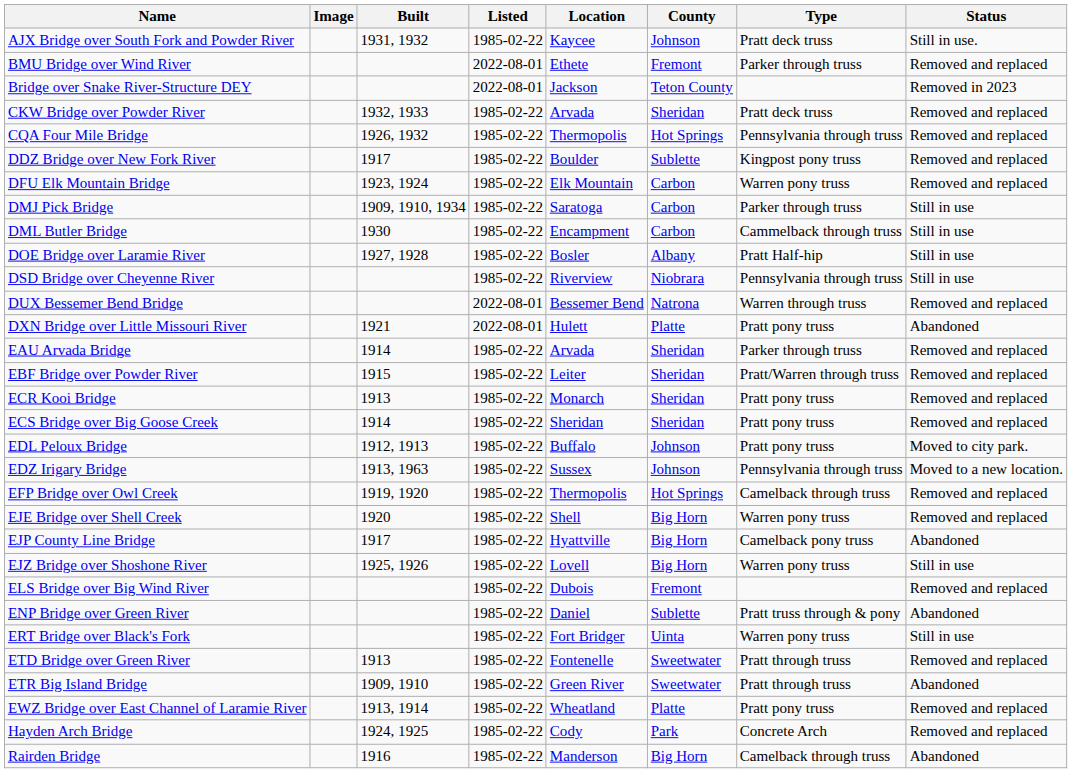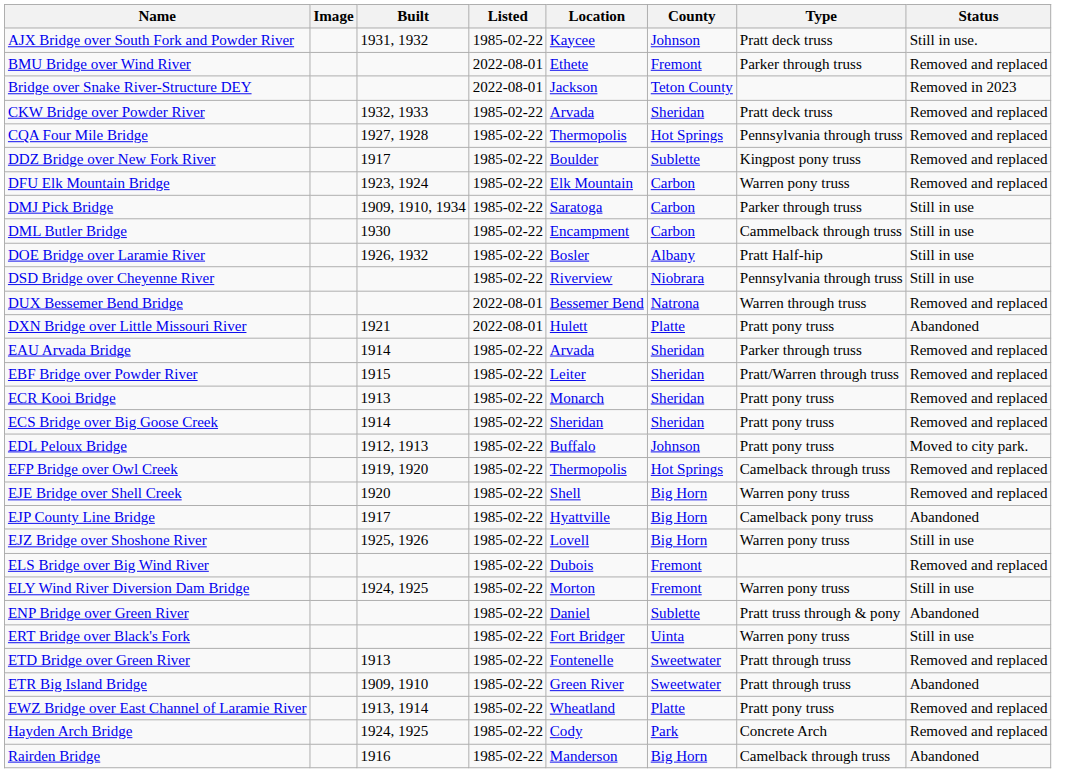(394, 135) 1926, 1932 -> (394, 135) 1927, 1928
(394, 254) 1927, 1928 -> (394, 254) 1926, 1932
- row: (67, 469)
+ row: (129, 588)
